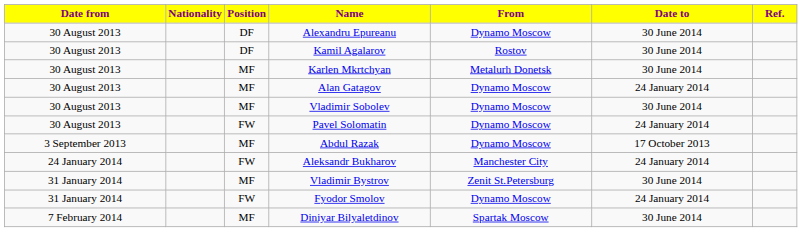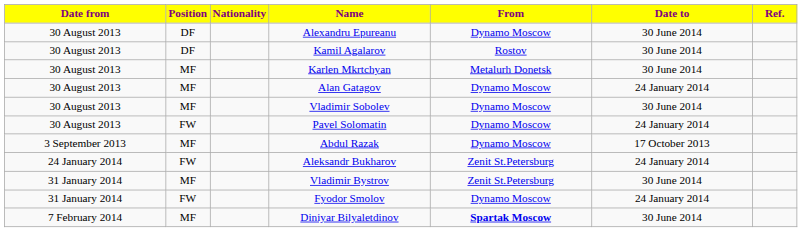columns swapped: (247, 14) <-> (195, 14)
(511, 162) Manchester City -> (511, 162) Zenit St.Petersburg
(511, 217) normal -> (511, 217) bold
